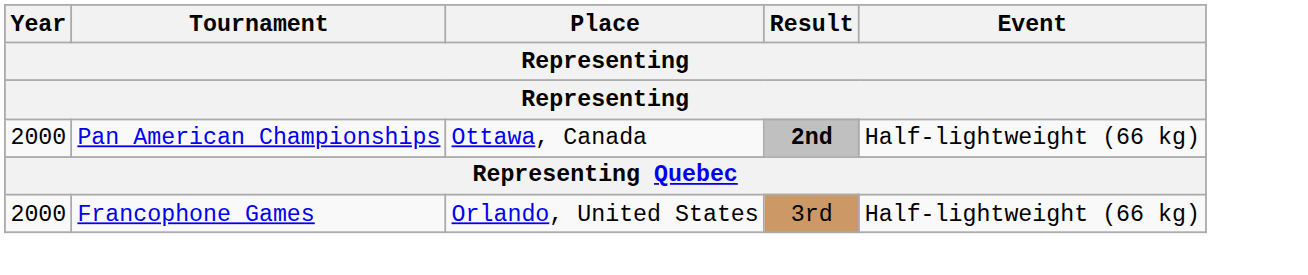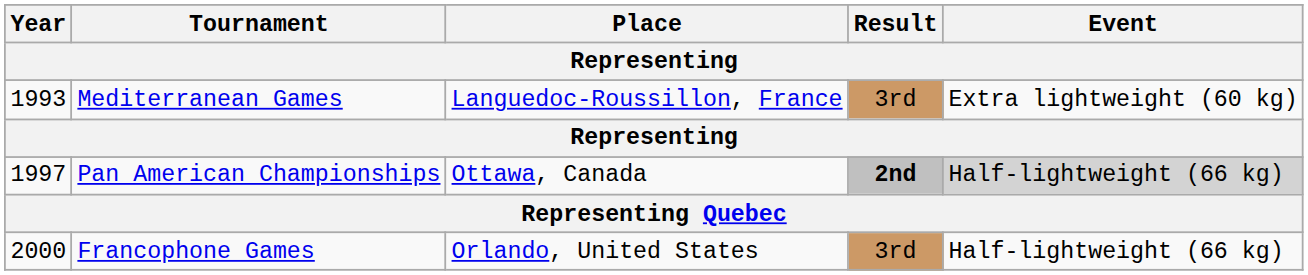+ row: (210, 100)
(38, 138) 2000 -> (38, 176) 1997
(1032, 138) no background -> (1116, 176) lightgrey background
